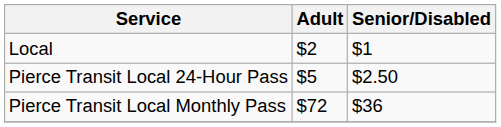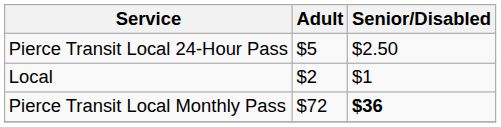rows swapped: (31, 48) <-> (148, 77)
(367, 106) normal -> (367, 106) bold
